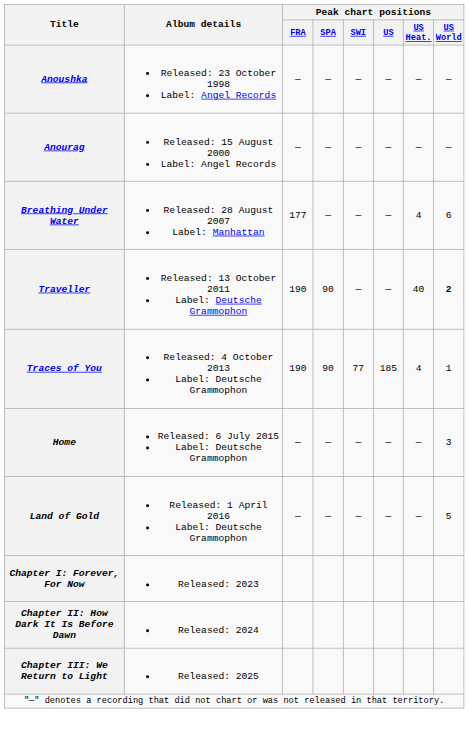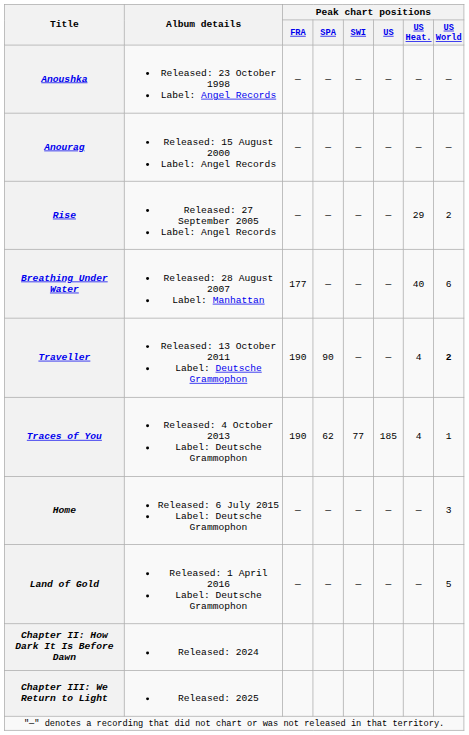+ row: (64, 216)
(419, 216) 4 -> (419, 284) 40
(419, 289) 40 -> (419, 357) 4
(328, 369) 90 -> (328, 437) 62
- row: (64, 579)
